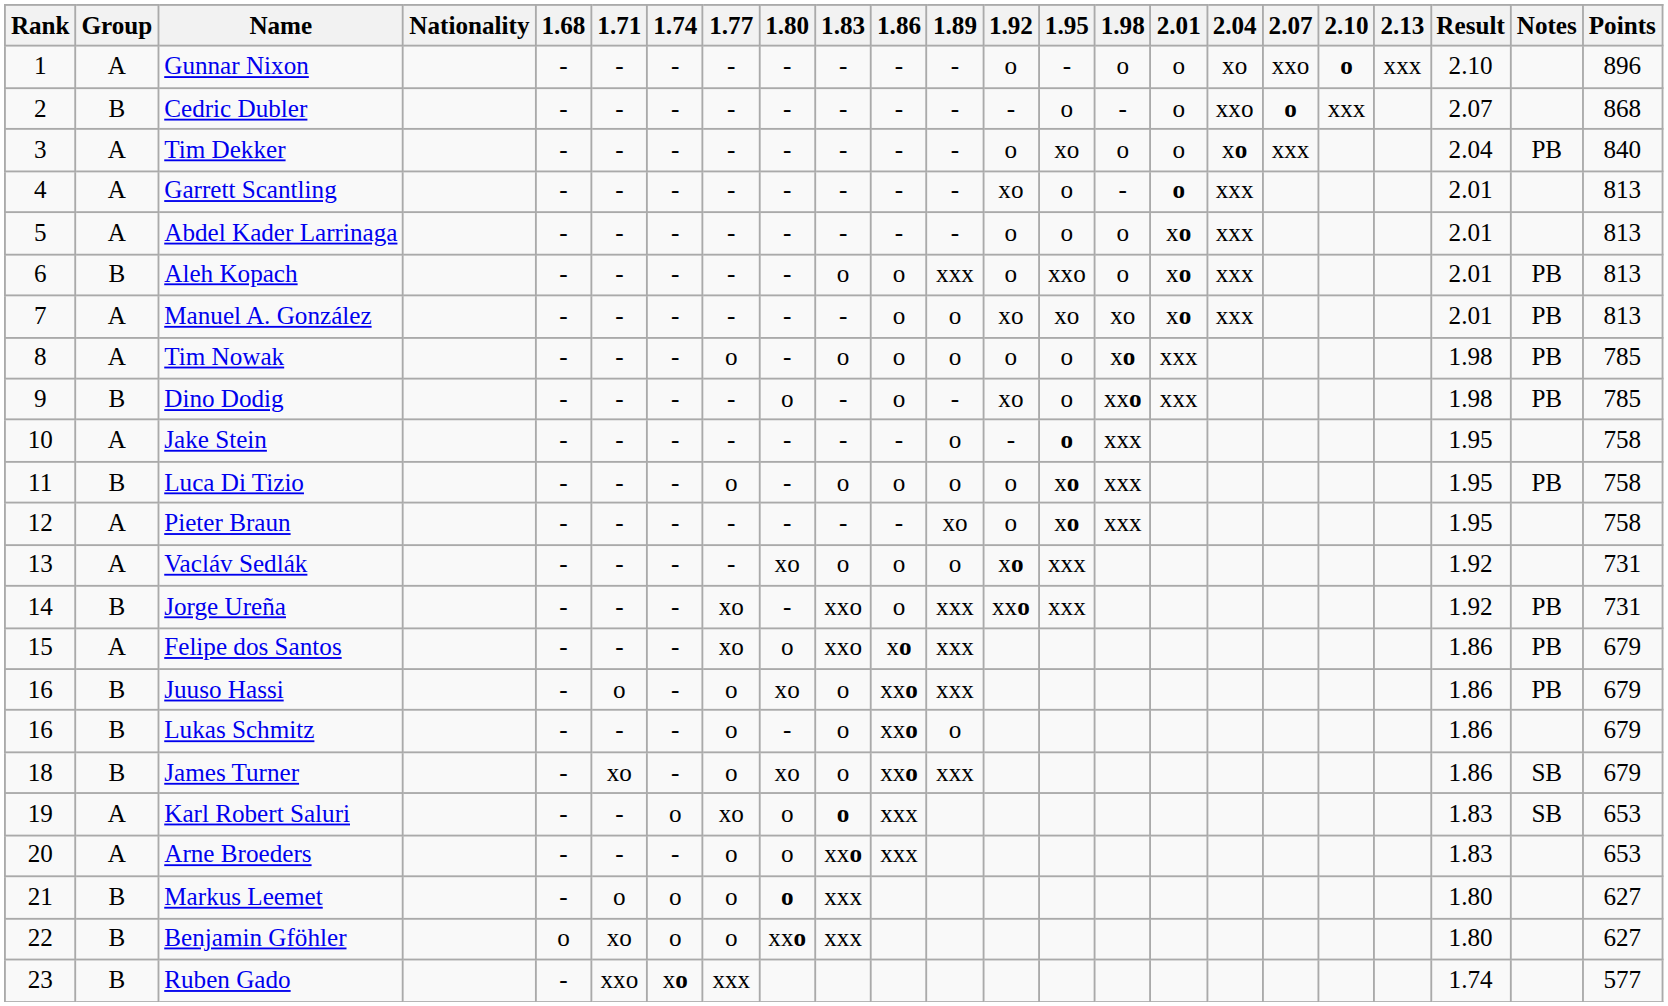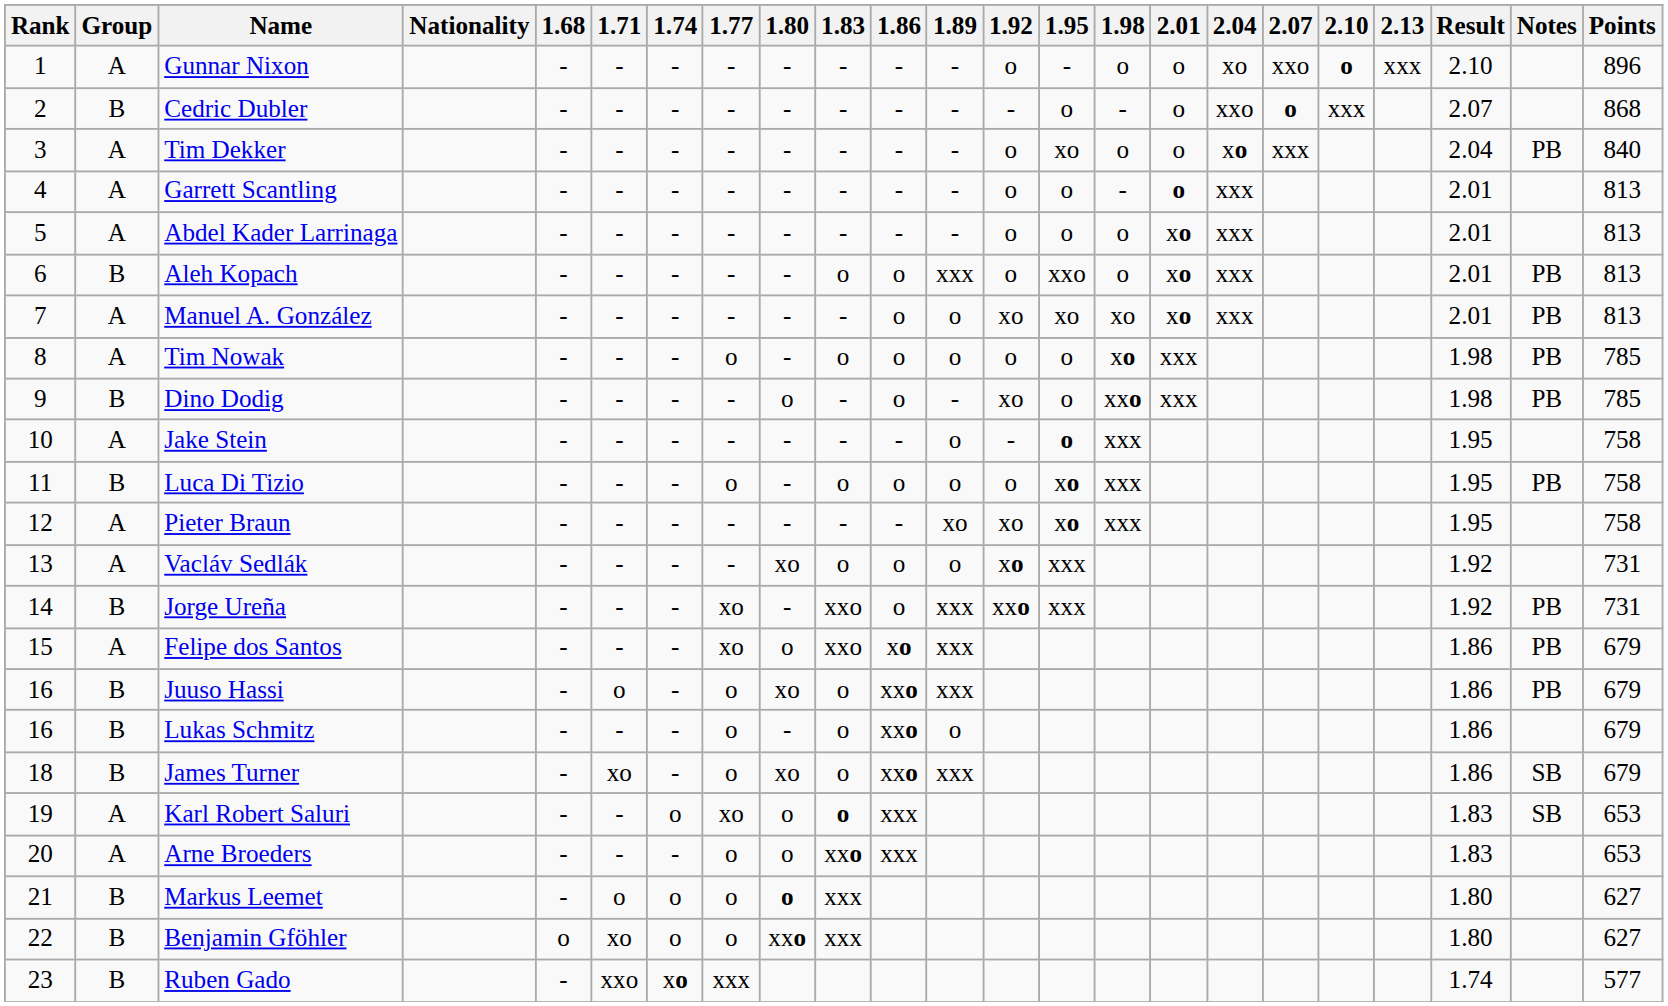(1011, 190) xo -> (1011, 190) o
(1011, 522) o -> (1011, 522) xo
